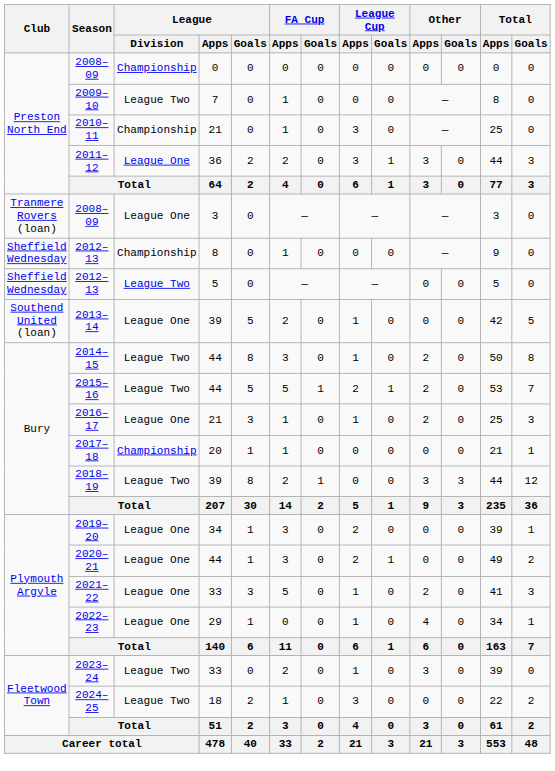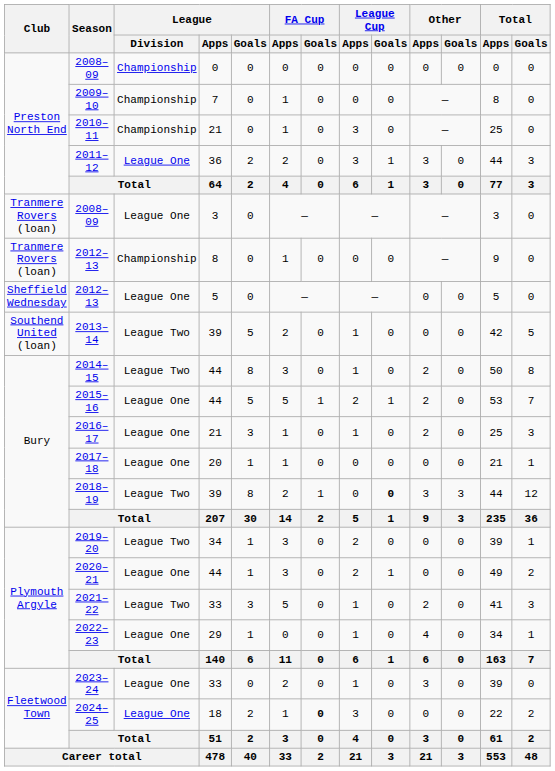(157, 99) League Two -> (157, 99) Championship
(37, 253) Sheffield Wednesday -> (37, 260) Tranmere Rovers (loan)
(157, 284) League Two -> (157, 297) League One
(157, 321) League One -> (157, 334) League Two
(157, 389) League Two -> (157, 402) League One
(157, 450) Championship -> (157, 463) League One
(391, 481) normal -> (391, 494) bold
(157, 530) League One -> (157, 543) League Two
(157, 591) League One -> (157, 604) League Two
(157, 671) League Two -> (157, 684) League One
(157, 702) League Two -> (157, 715) League One
(320, 702) normal -> (320, 715) bold
